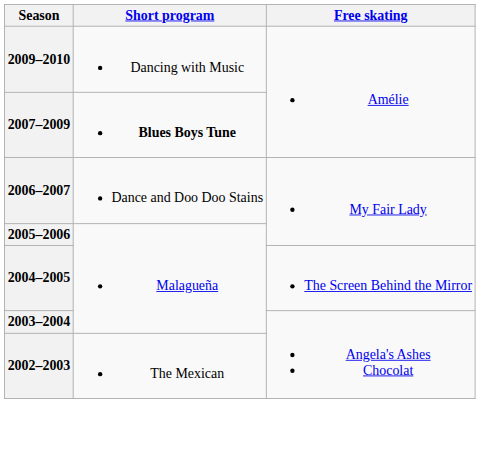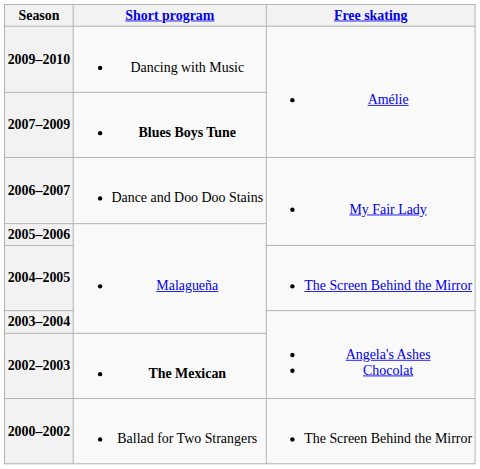(170, 374) normal -> (170, 374) bold
+ row: (39, 431)
